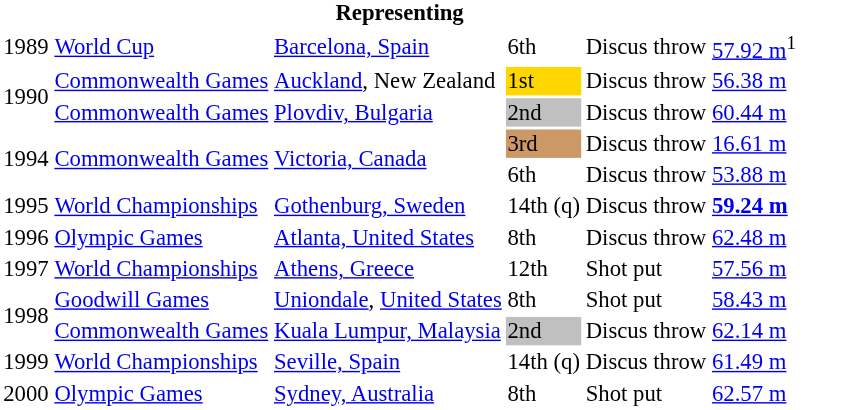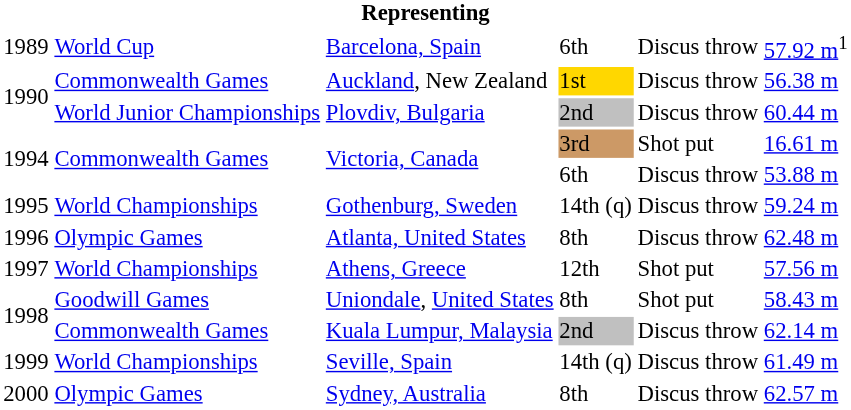(161, 112) Commonwealth Games -> (187, 112) World Junior Championships
(646, 143) Discus throw -> (676, 143) Shot put
(750, 206) bold -> (801, 206) normal
(624, 393) Shot put -> (698, 393) Discus throw
